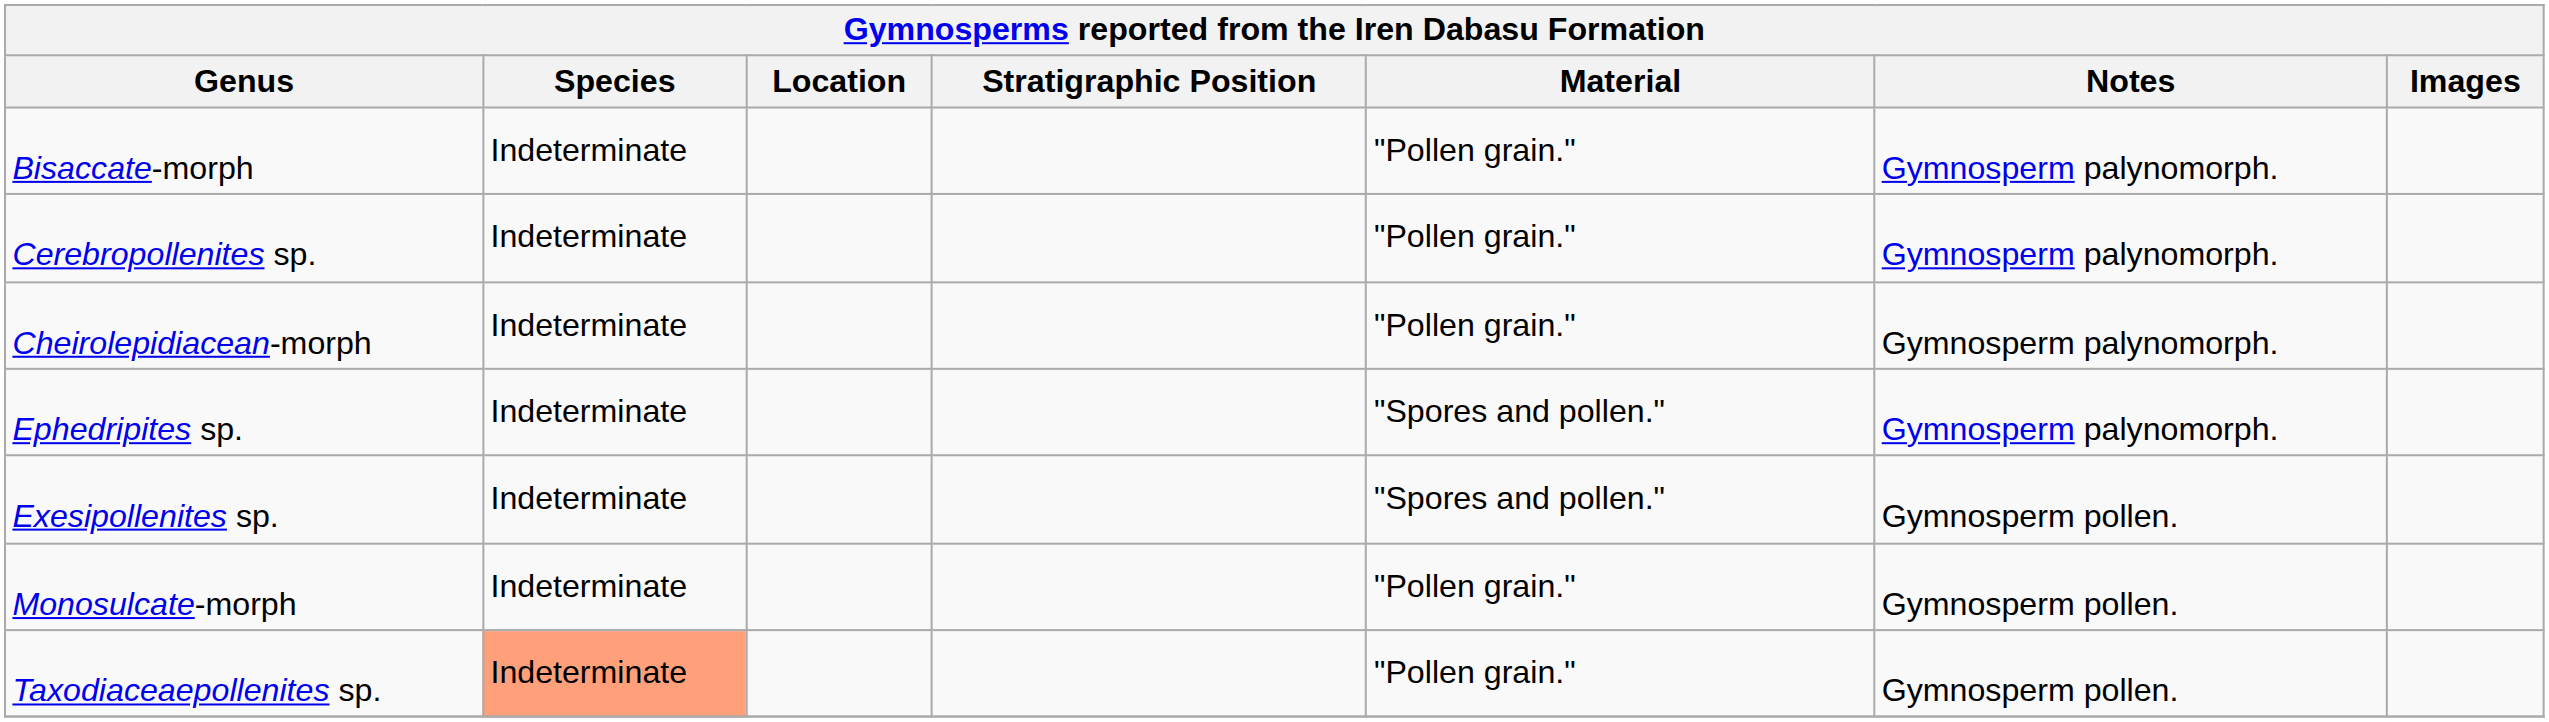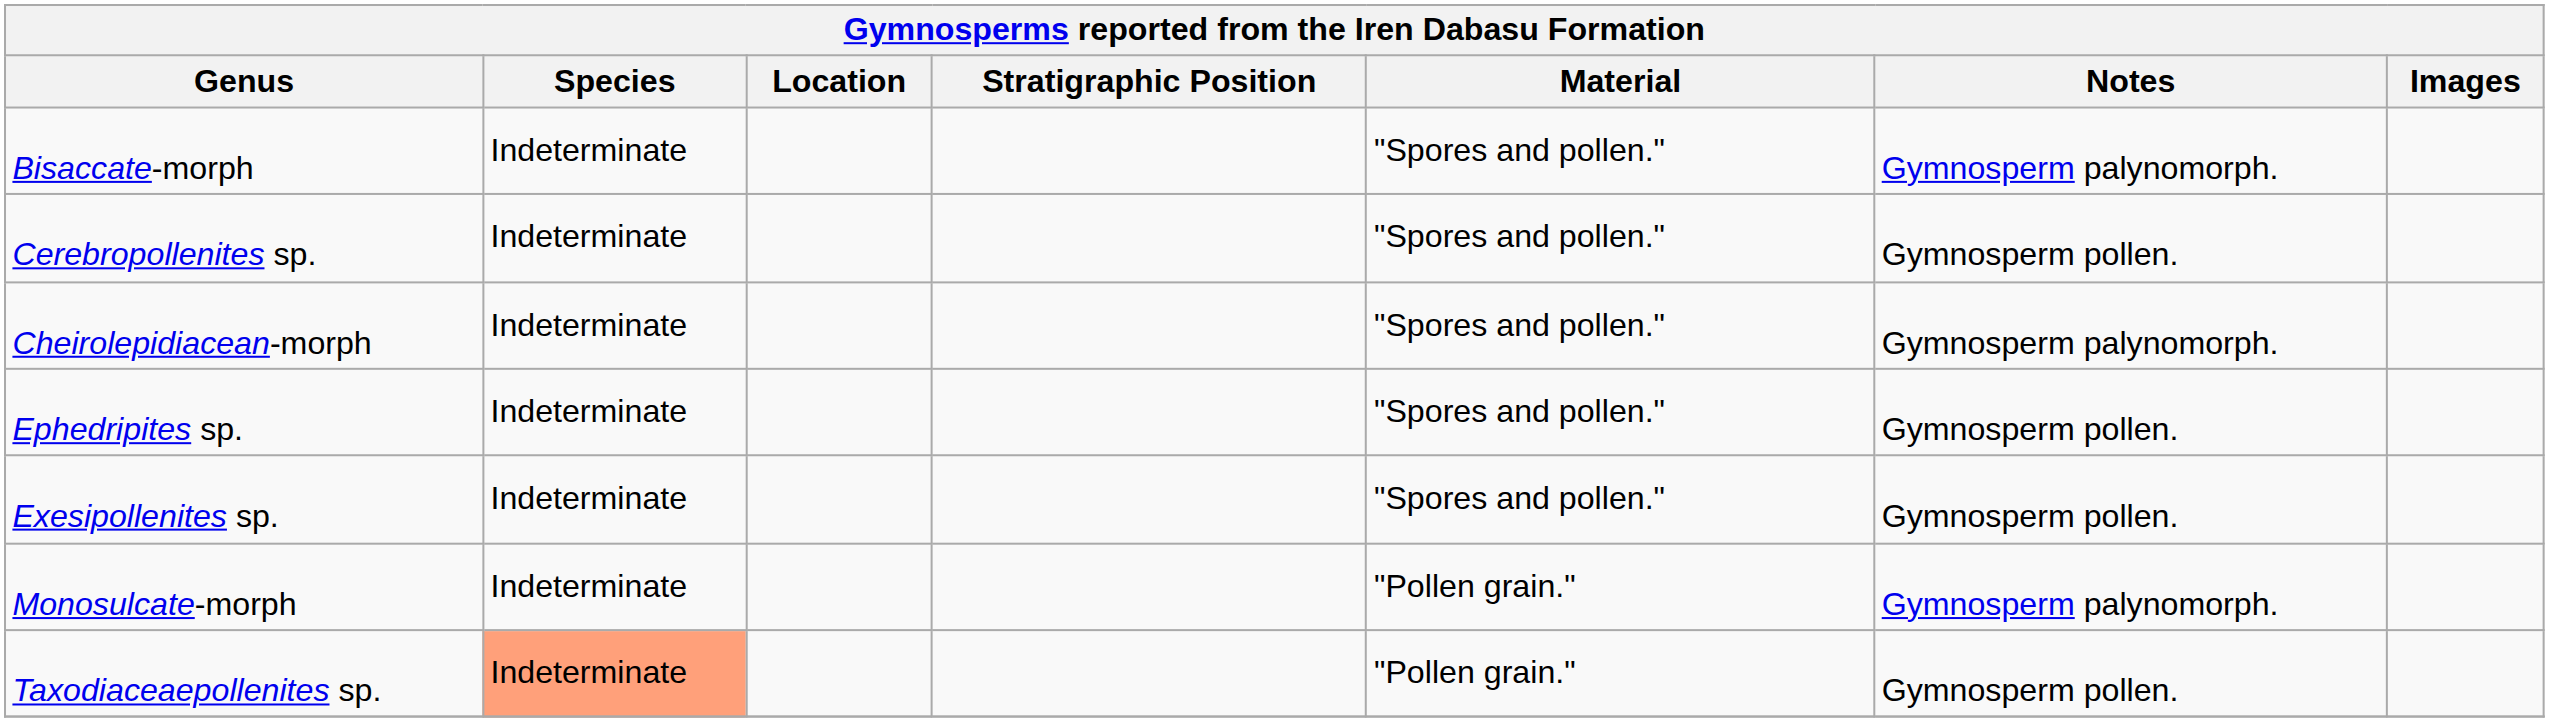(1475, 150) "Pollen grain." -> (1520, 150) "Spores and pollen."
(1475, 237) "Pollen grain." -> (1520, 237) "Spores and pollen."
(2080, 255) Gymnosperm palynomorph. -> (2030, 255) Gymnosperm pollen.
(1475, 324) "Pollen grain." -> (1520, 324) "Spores and pollen."
(2080, 429) Gymnosperm palynomorph. -> (2030, 429) Gymnosperm pollen.
(2030, 604) Gymnosperm pollen. -> (2080, 604) Gymnosperm palynomorph.
